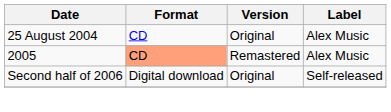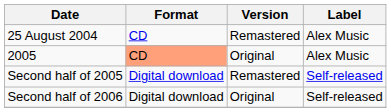(252, 35) Original -> (265, 35) Remastered
(265, 55) Remastered -> (252, 55) Original
+ row: (65, 76)
